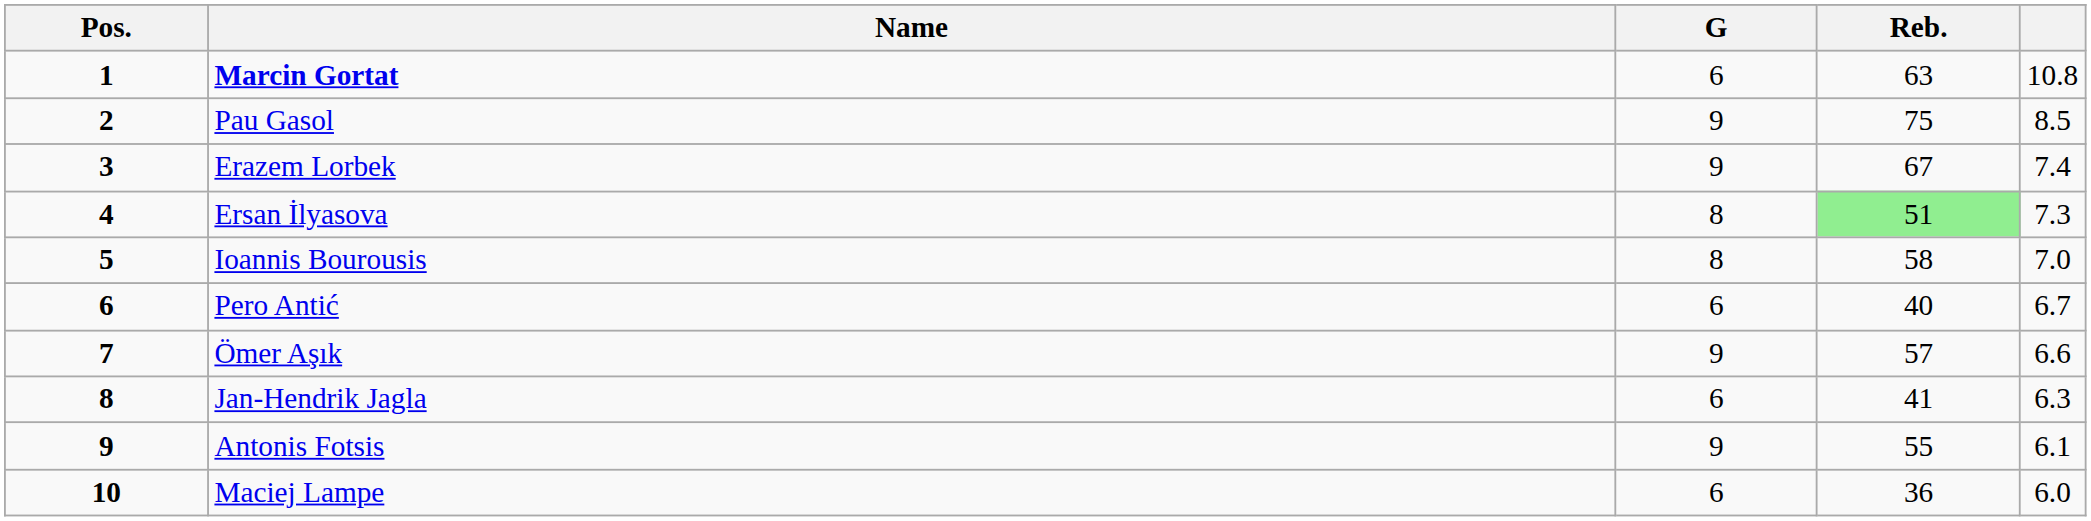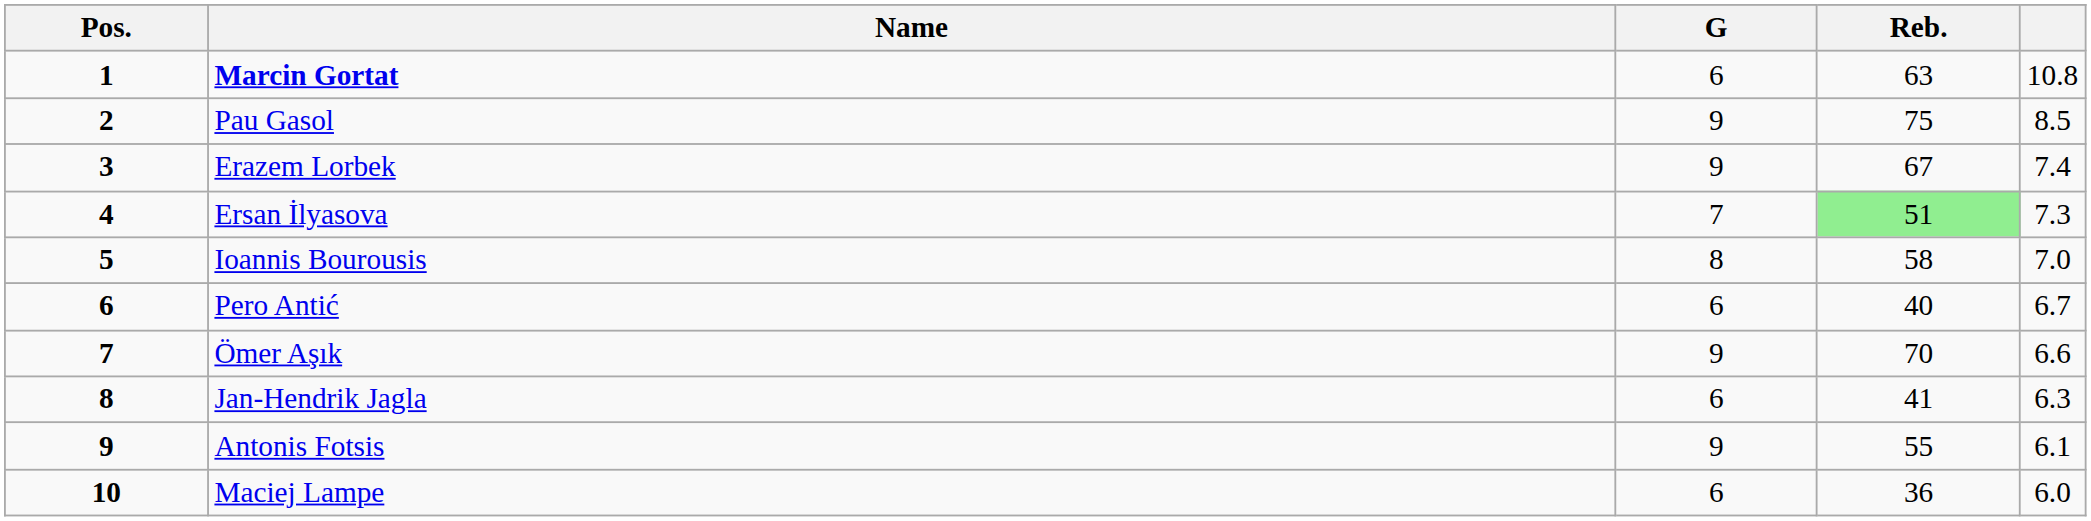(1716, 213) 8 -> (1716, 213) 7
(1919, 352) 57 -> (1919, 352) 70
